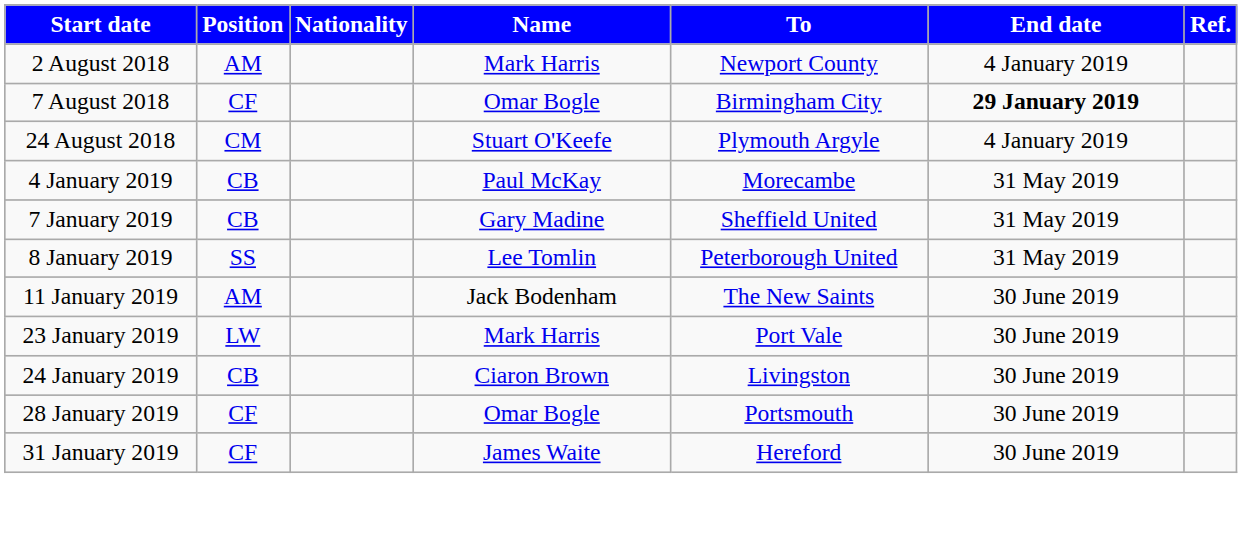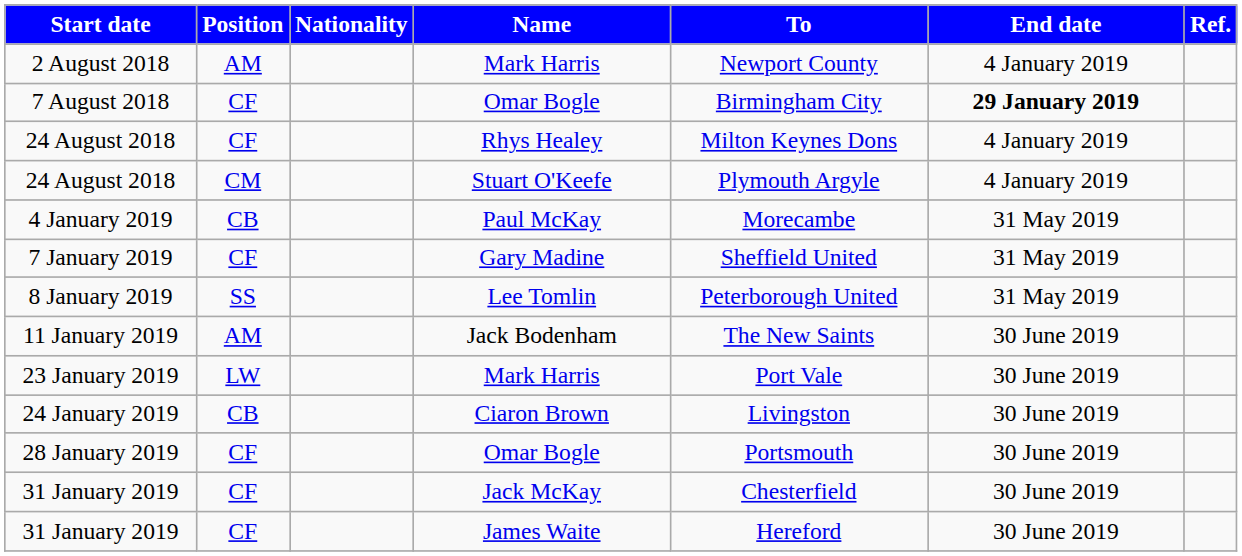+ row: (101, 141)
(243, 219) CB -> (243, 258) CF
+ row: (101, 491)
